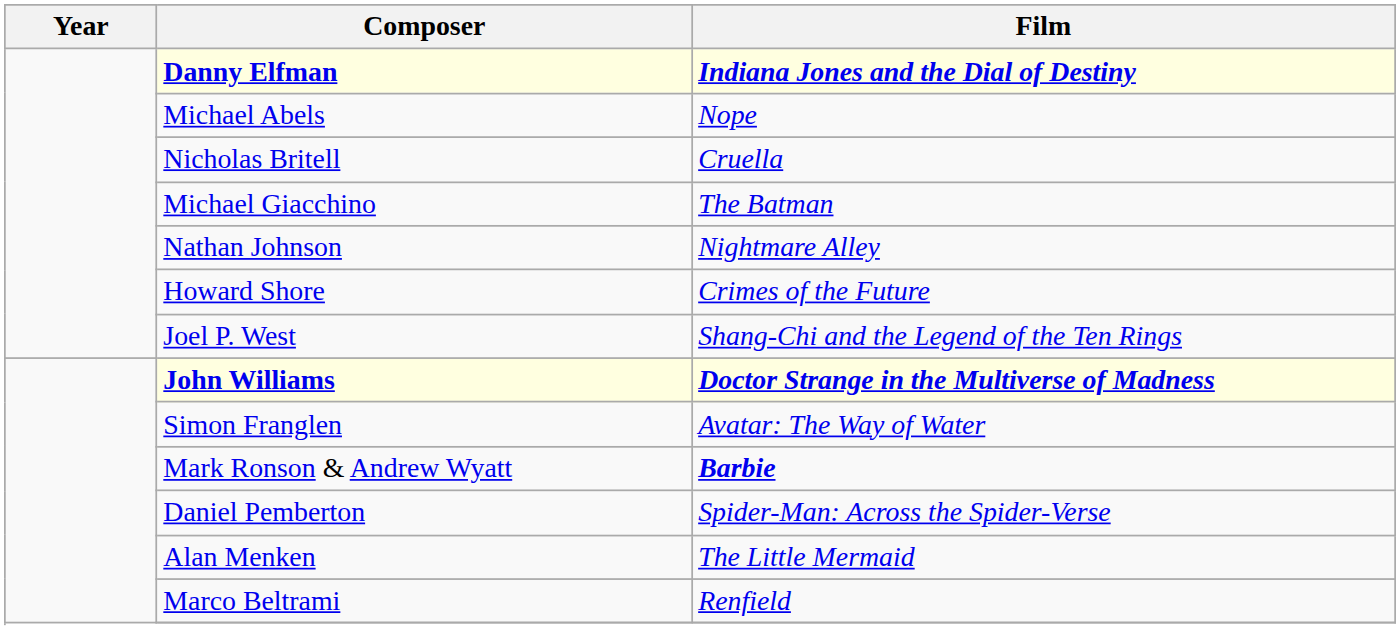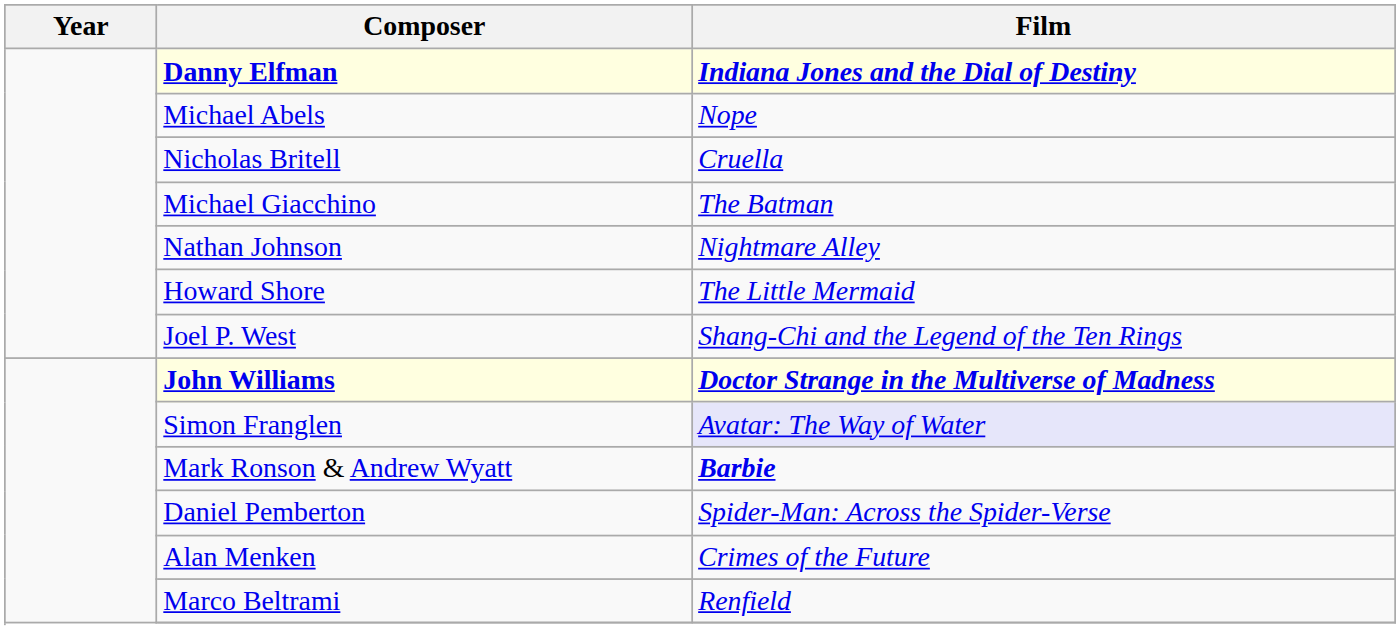(814, 291) Crimes of the Future -> (806, 291) The Little Mermaid
(842, 423) no background -> (842, 423) lavender background
(806, 556) The Little Mermaid -> (814, 556) Crimes of the Future
